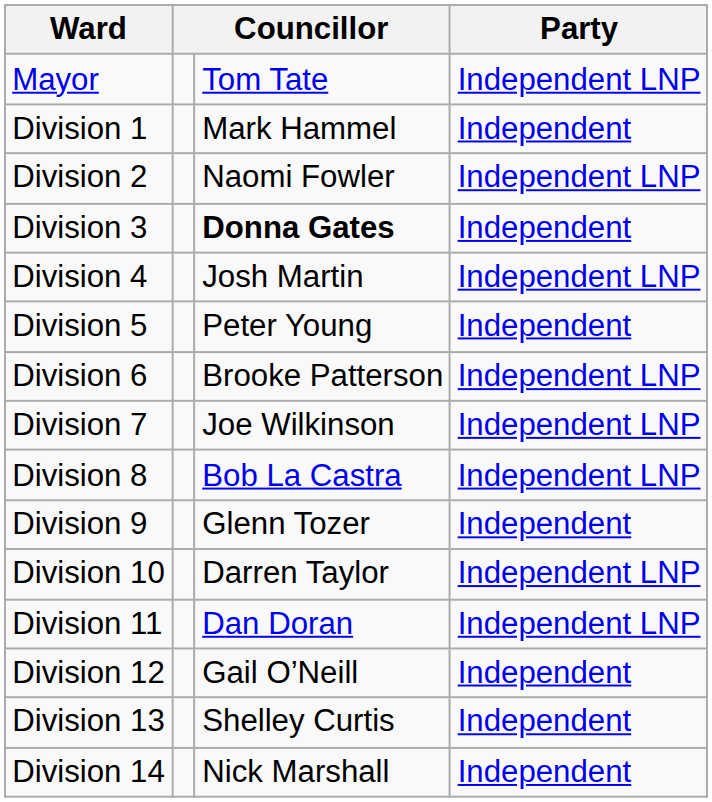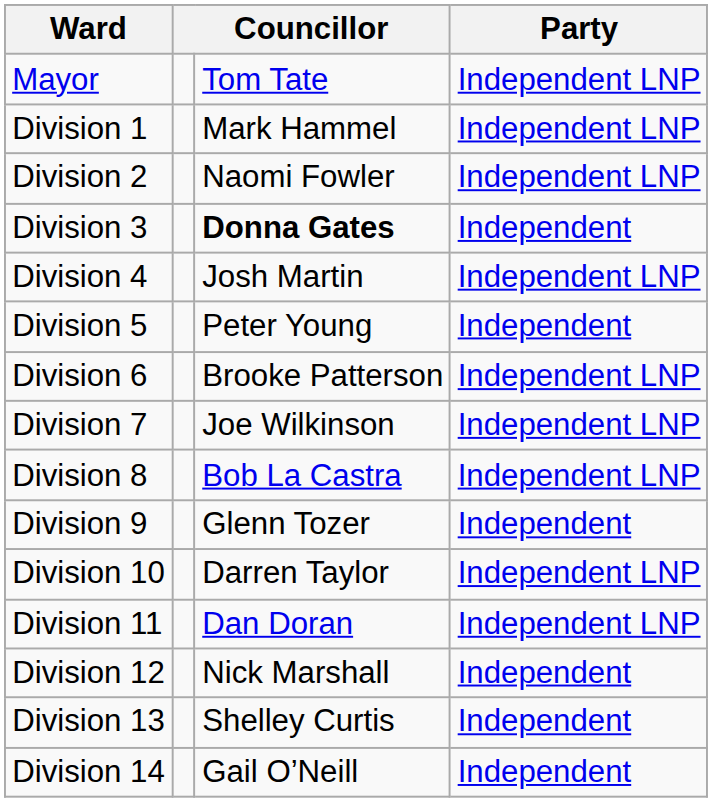(544, 128) Independent -> (579, 128) Independent LNP
(280, 672) Gail O’Neill -> (296, 672) Nick Marshall
(296, 771) Nick Marshall -> (280, 771) Gail O’Neill
